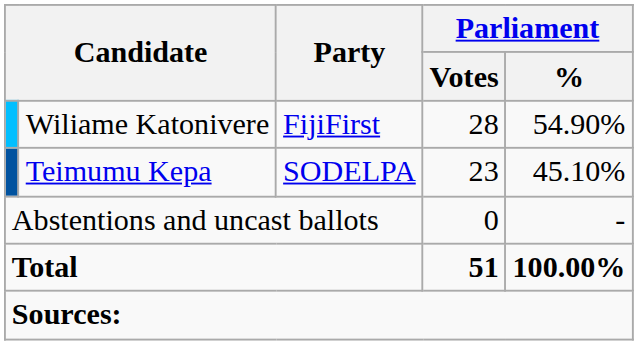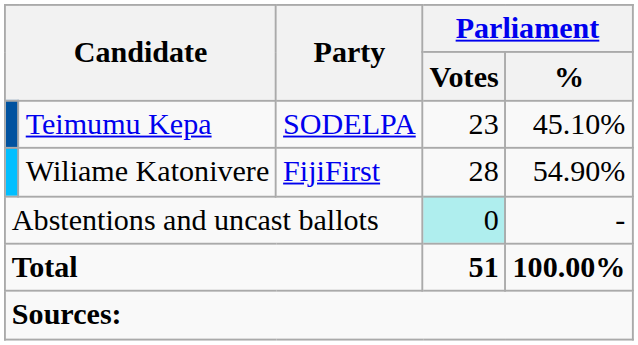rows swapped: (147, 123) <-> (119, 171)
(491, 219) no background -> (491, 219) paleturquoise background
